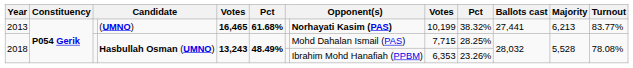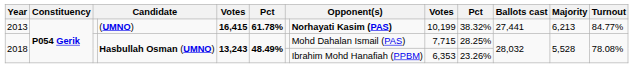(233, 26) 16,465 -> (233, 26) 16,415
(267, 26) 61.68% -> (267, 26) 61.78%
(607, 26) 83.77% -> (607, 26) 84.77%
